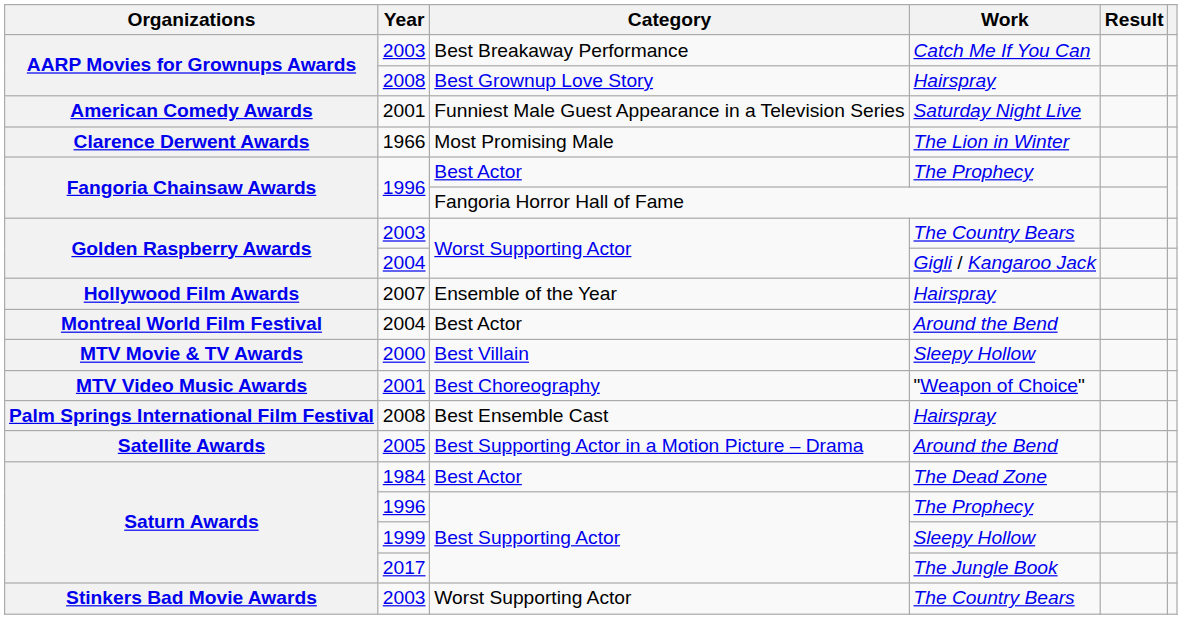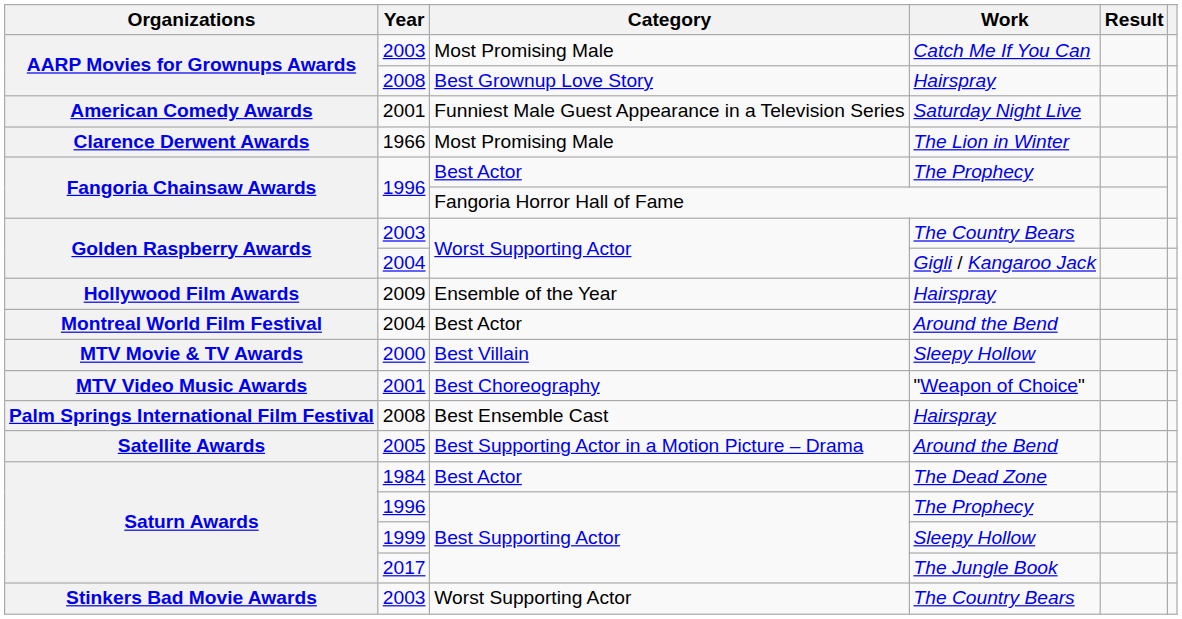(561, 50) Best Breakaway Performance -> (524, 50) Most Promising Male
(404, 293) 2007 -> (404, 293) 2009
